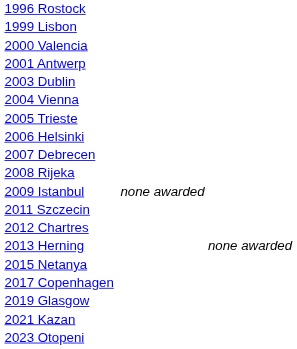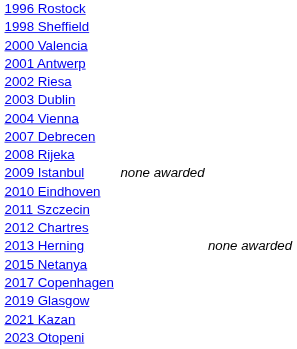+ row: (47, 27)
- row: (41, 27)
+ row: (38, 82)
- row: (41, 118)
- row: (44, 136)
+ row: (52, 191)
